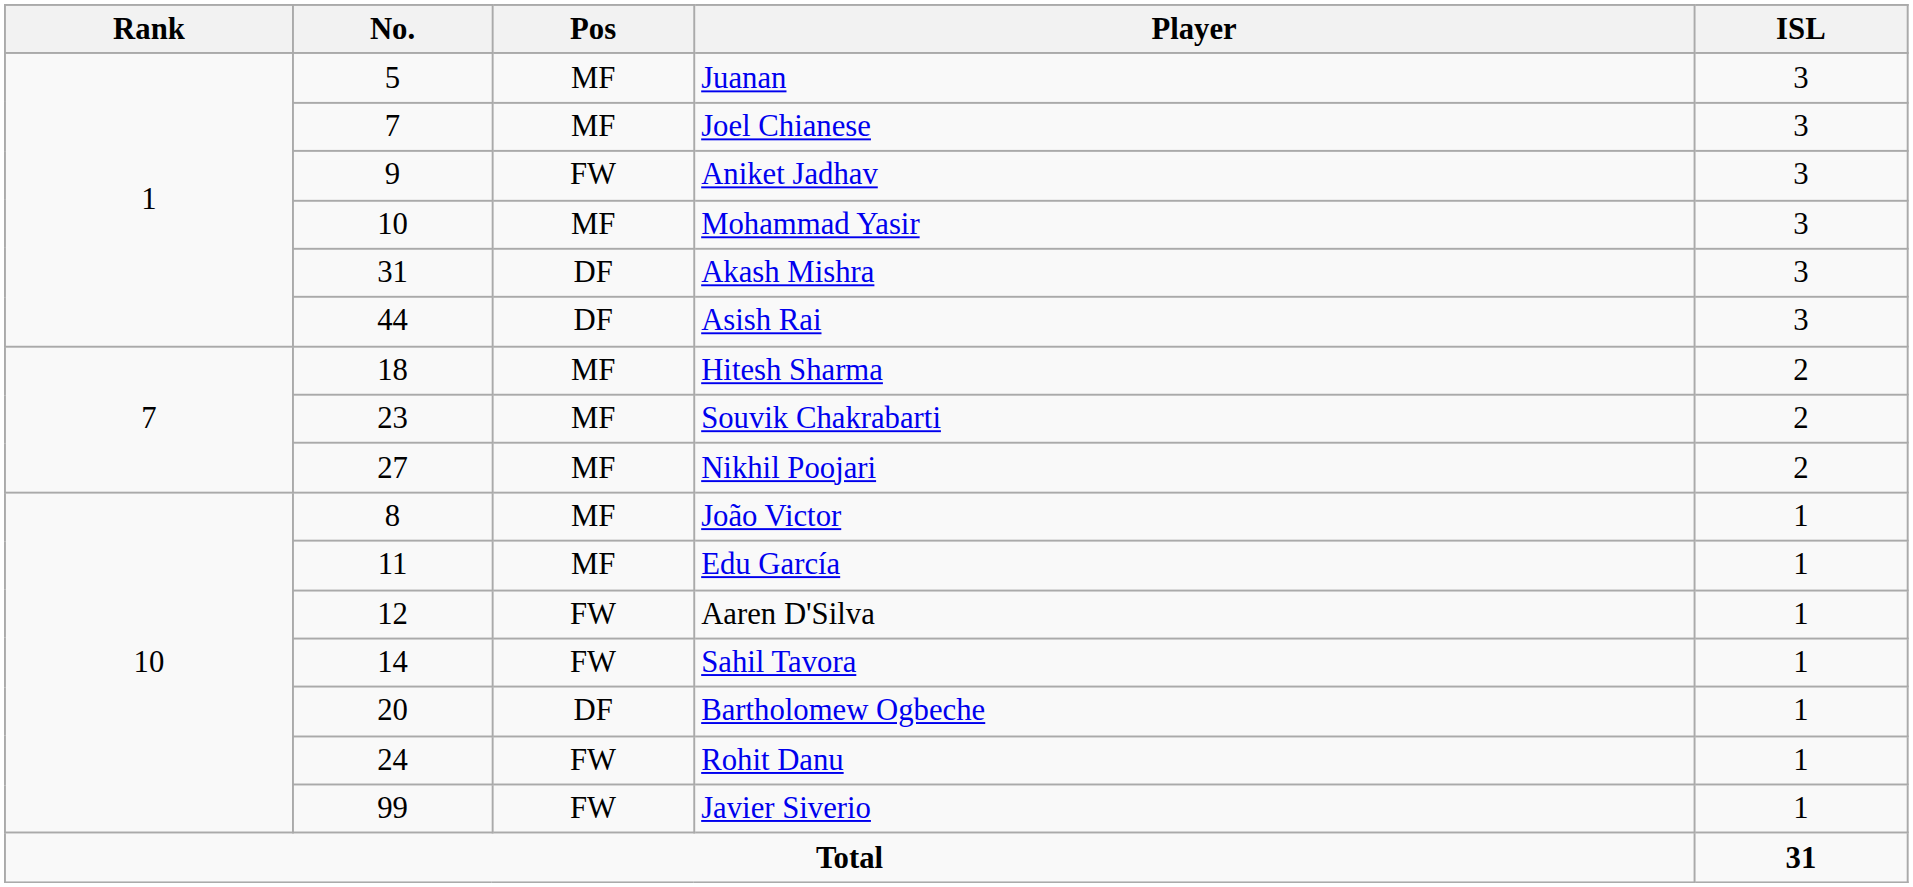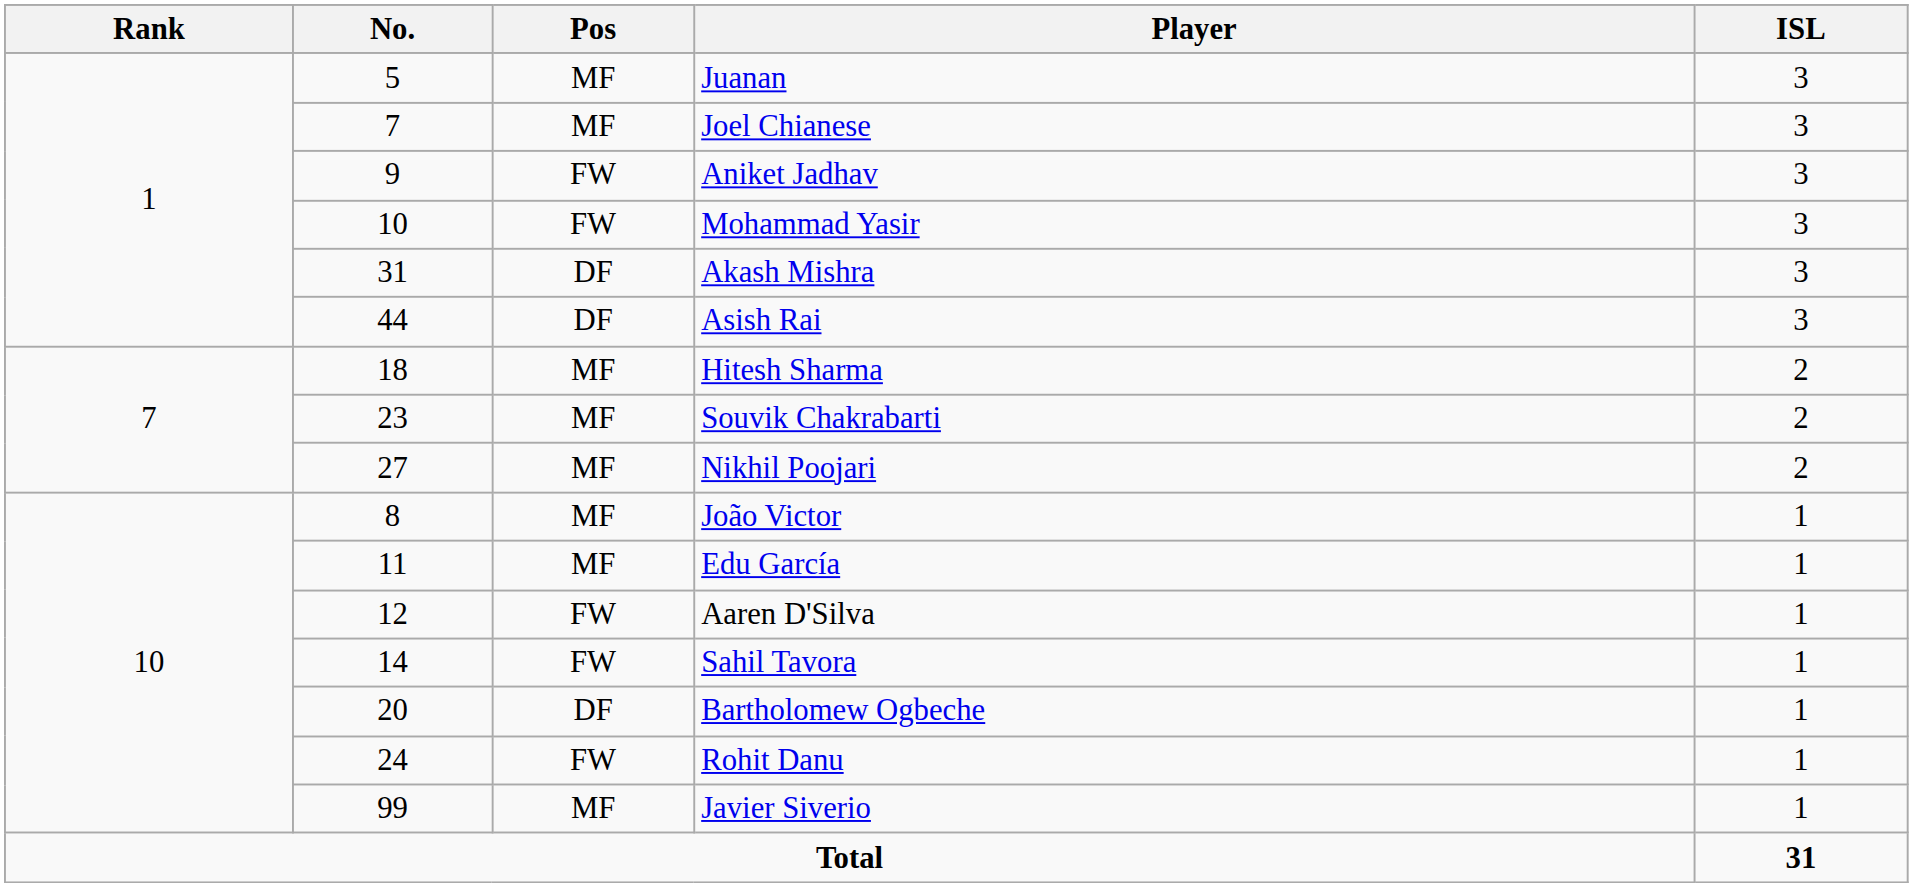(593, 223) MF -> (593, 223) FW
(593, 808) FW -> (593, 808) MF
